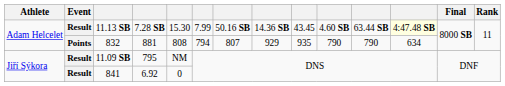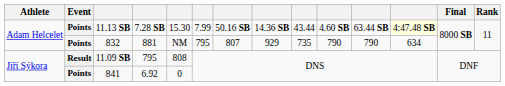(79, 28) Result -> (79, 28) Points
(304, 28) 43.45 -> (304, 28) 43.44
(180, 43) 808 -> (180, 43) NM
(203, 43) 794 -> (203, 43) 795
(304, 43) 935 -> (304, 43) 735
(180, 58) NM -> (180, 58) 808
(79, 74) Result -> (79, 74) Points
